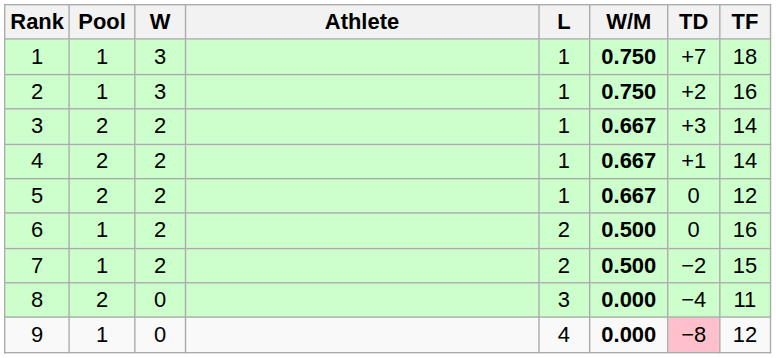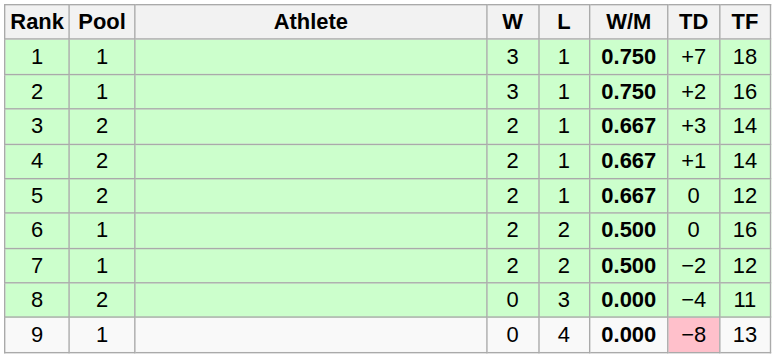columns swapped: (362, 21) <-> (160, 21)
(745, 265) 15 -> (745, 265) 12
(745, 334) 12 -> (745, 334) 13
